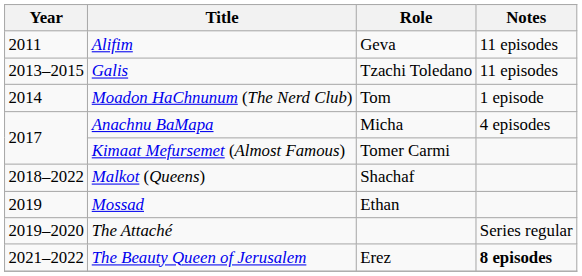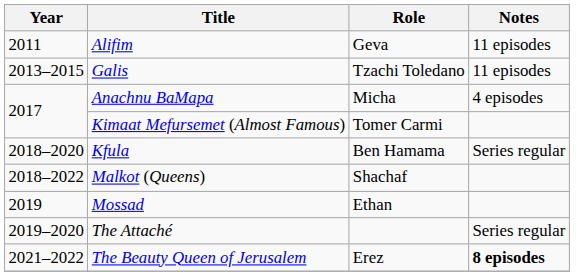- row: (222, 97)
+ row: (110, 151)
